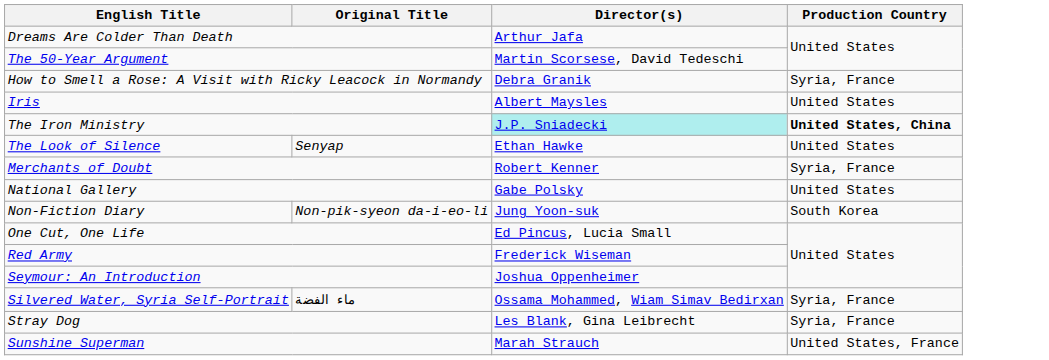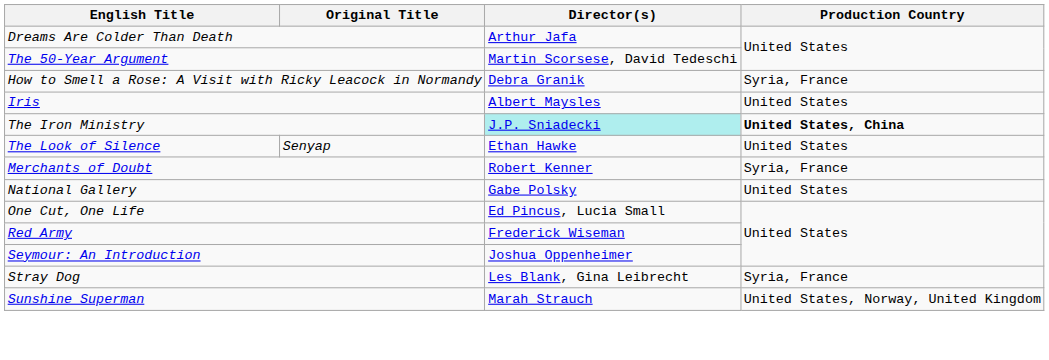- row: (76, 212)
- row: (148, 300)
(875, 344) United States, France -> (892, 299) United States, Norway, United Kingdom
